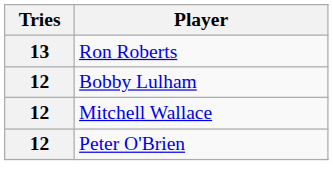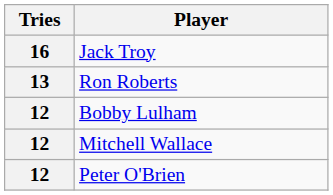+ row: (117, 50)
